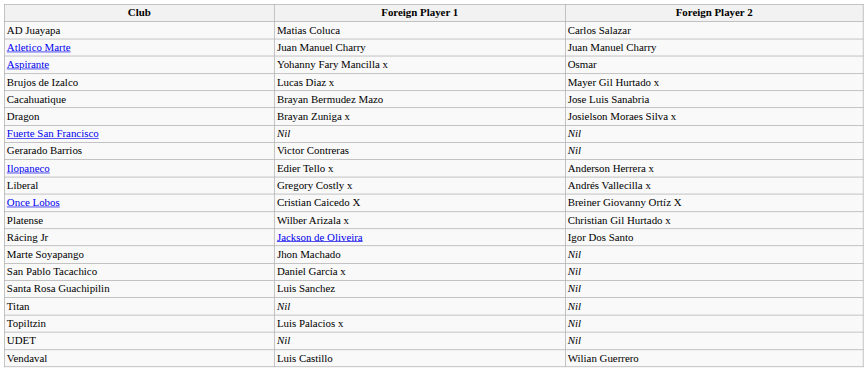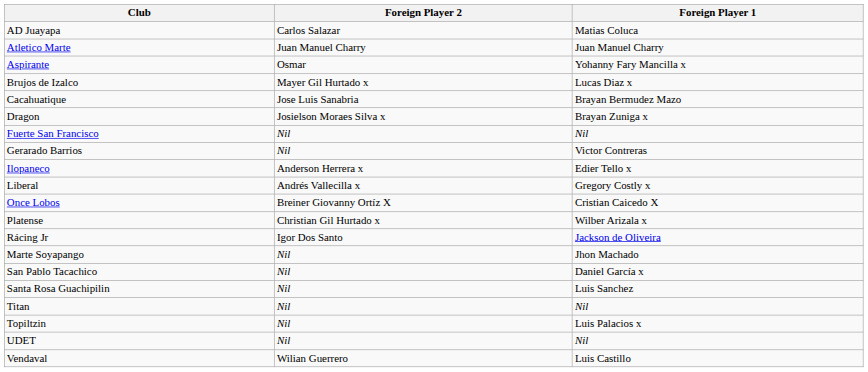columns swapped: (420, 13) <-> (714, 13)
